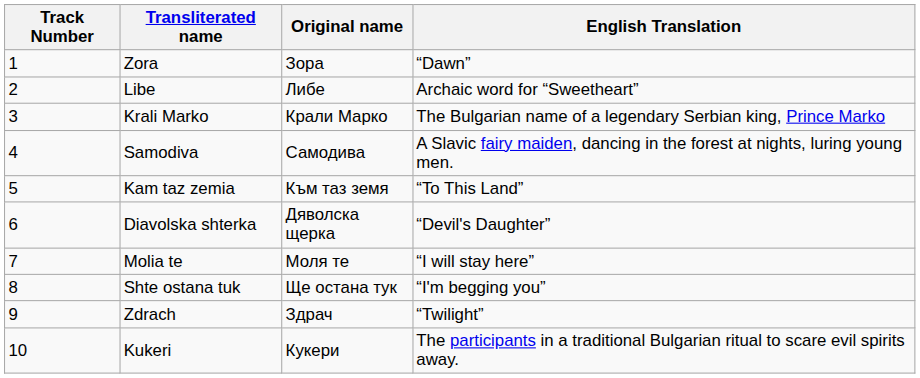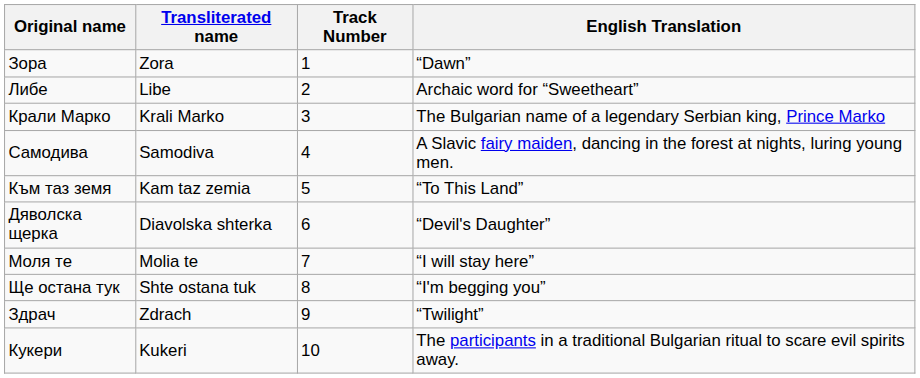columns swapped: (62, 27) <-> (347, 27)
